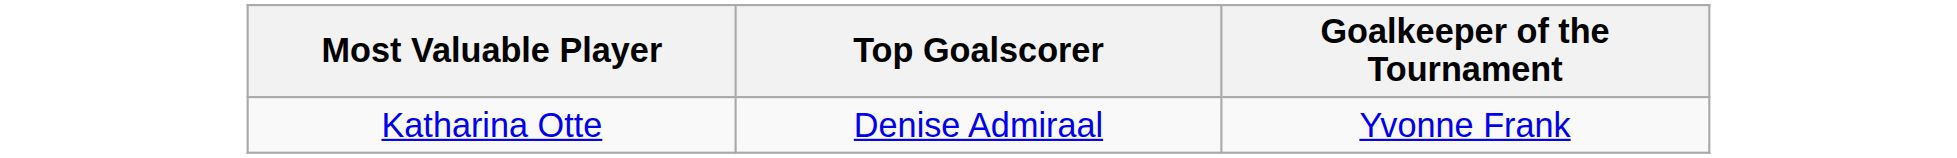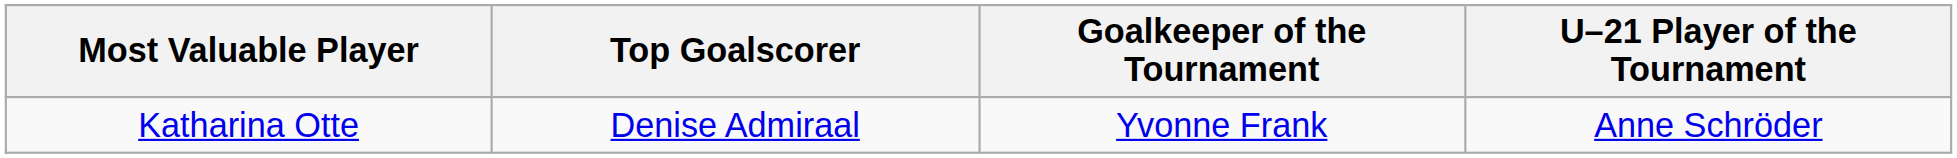+ column: (1708, 50)
